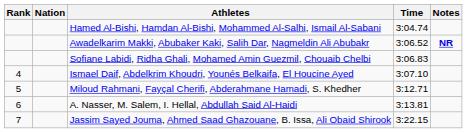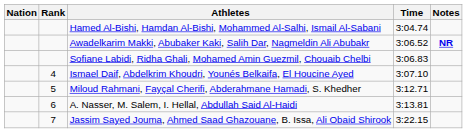columns swapped: (18, 12) <-> (50, 12)
